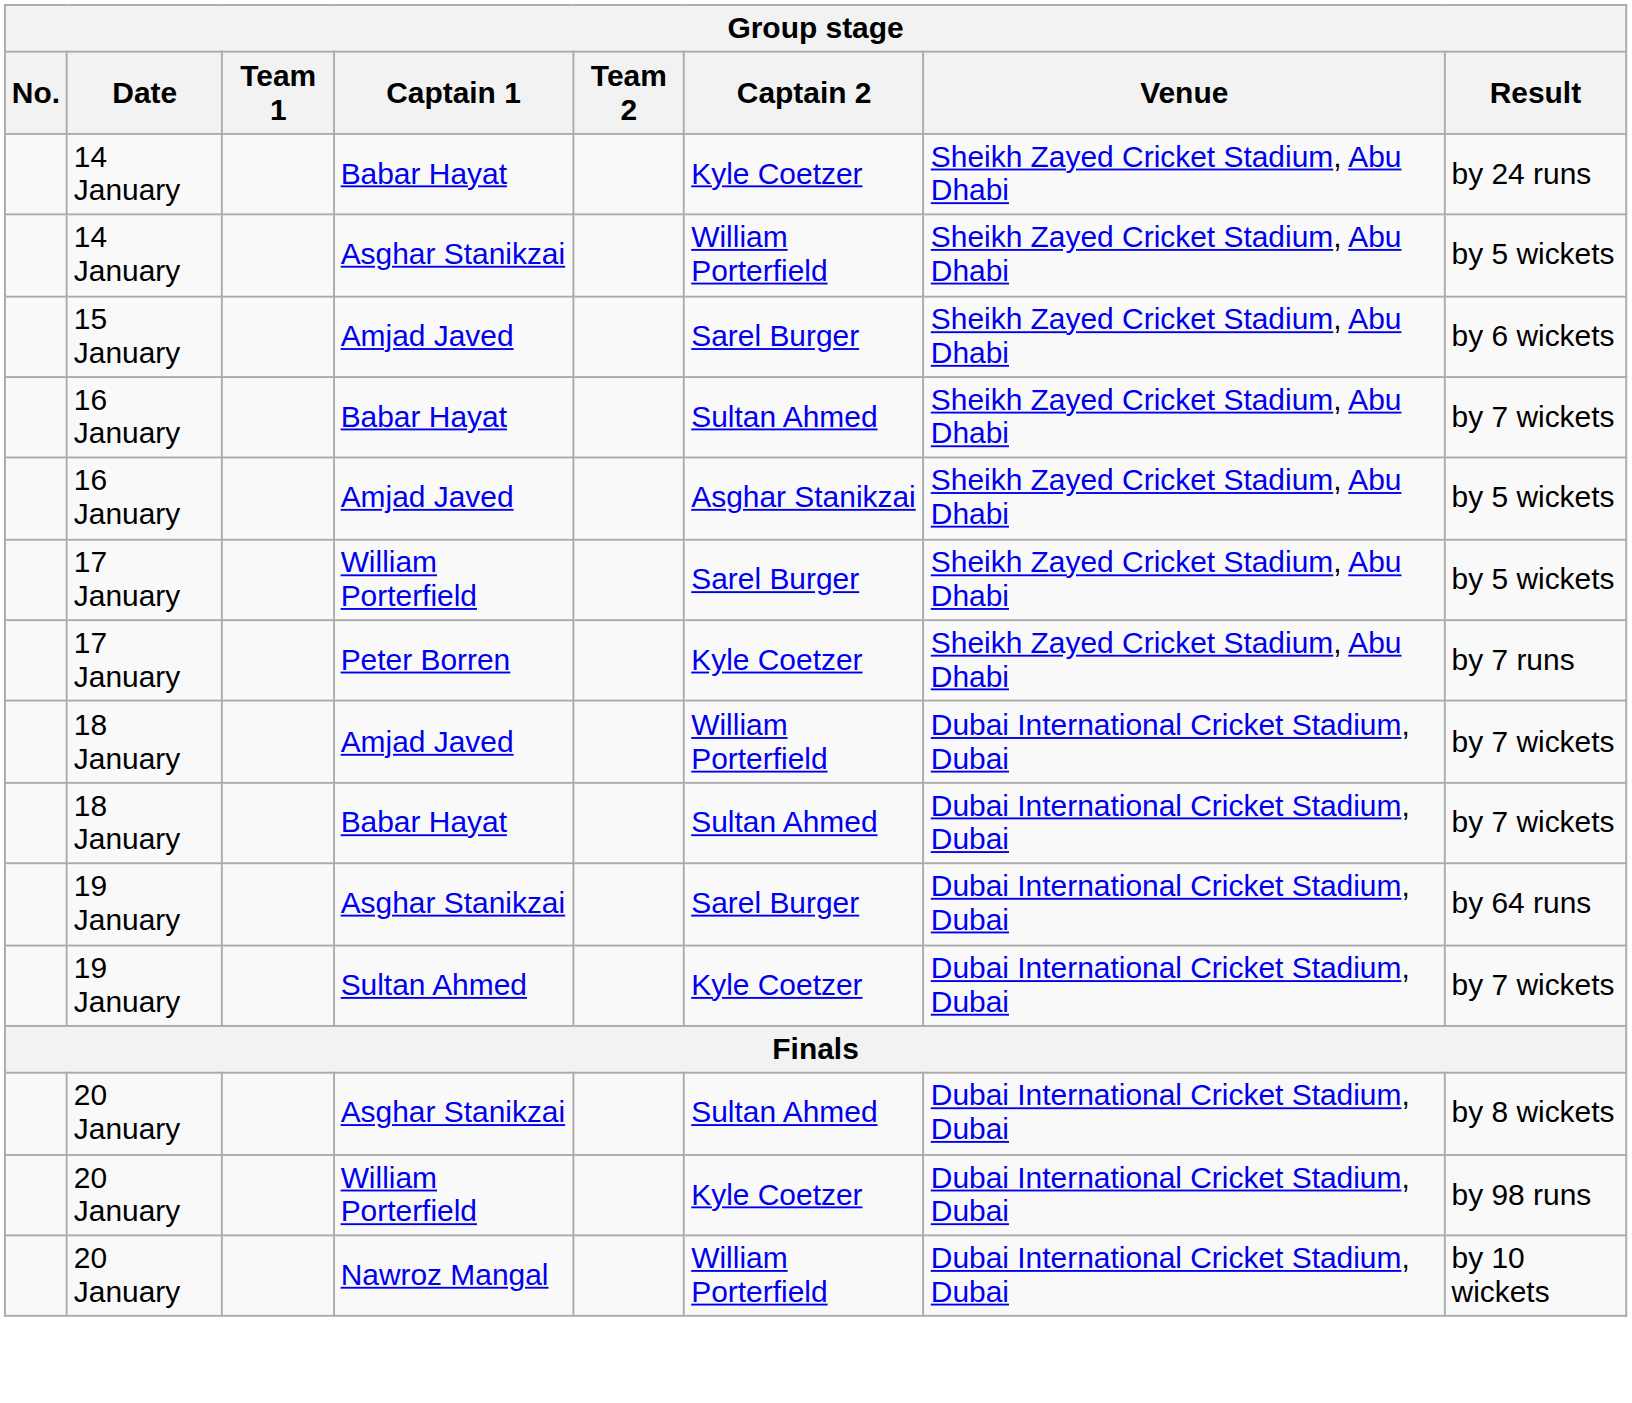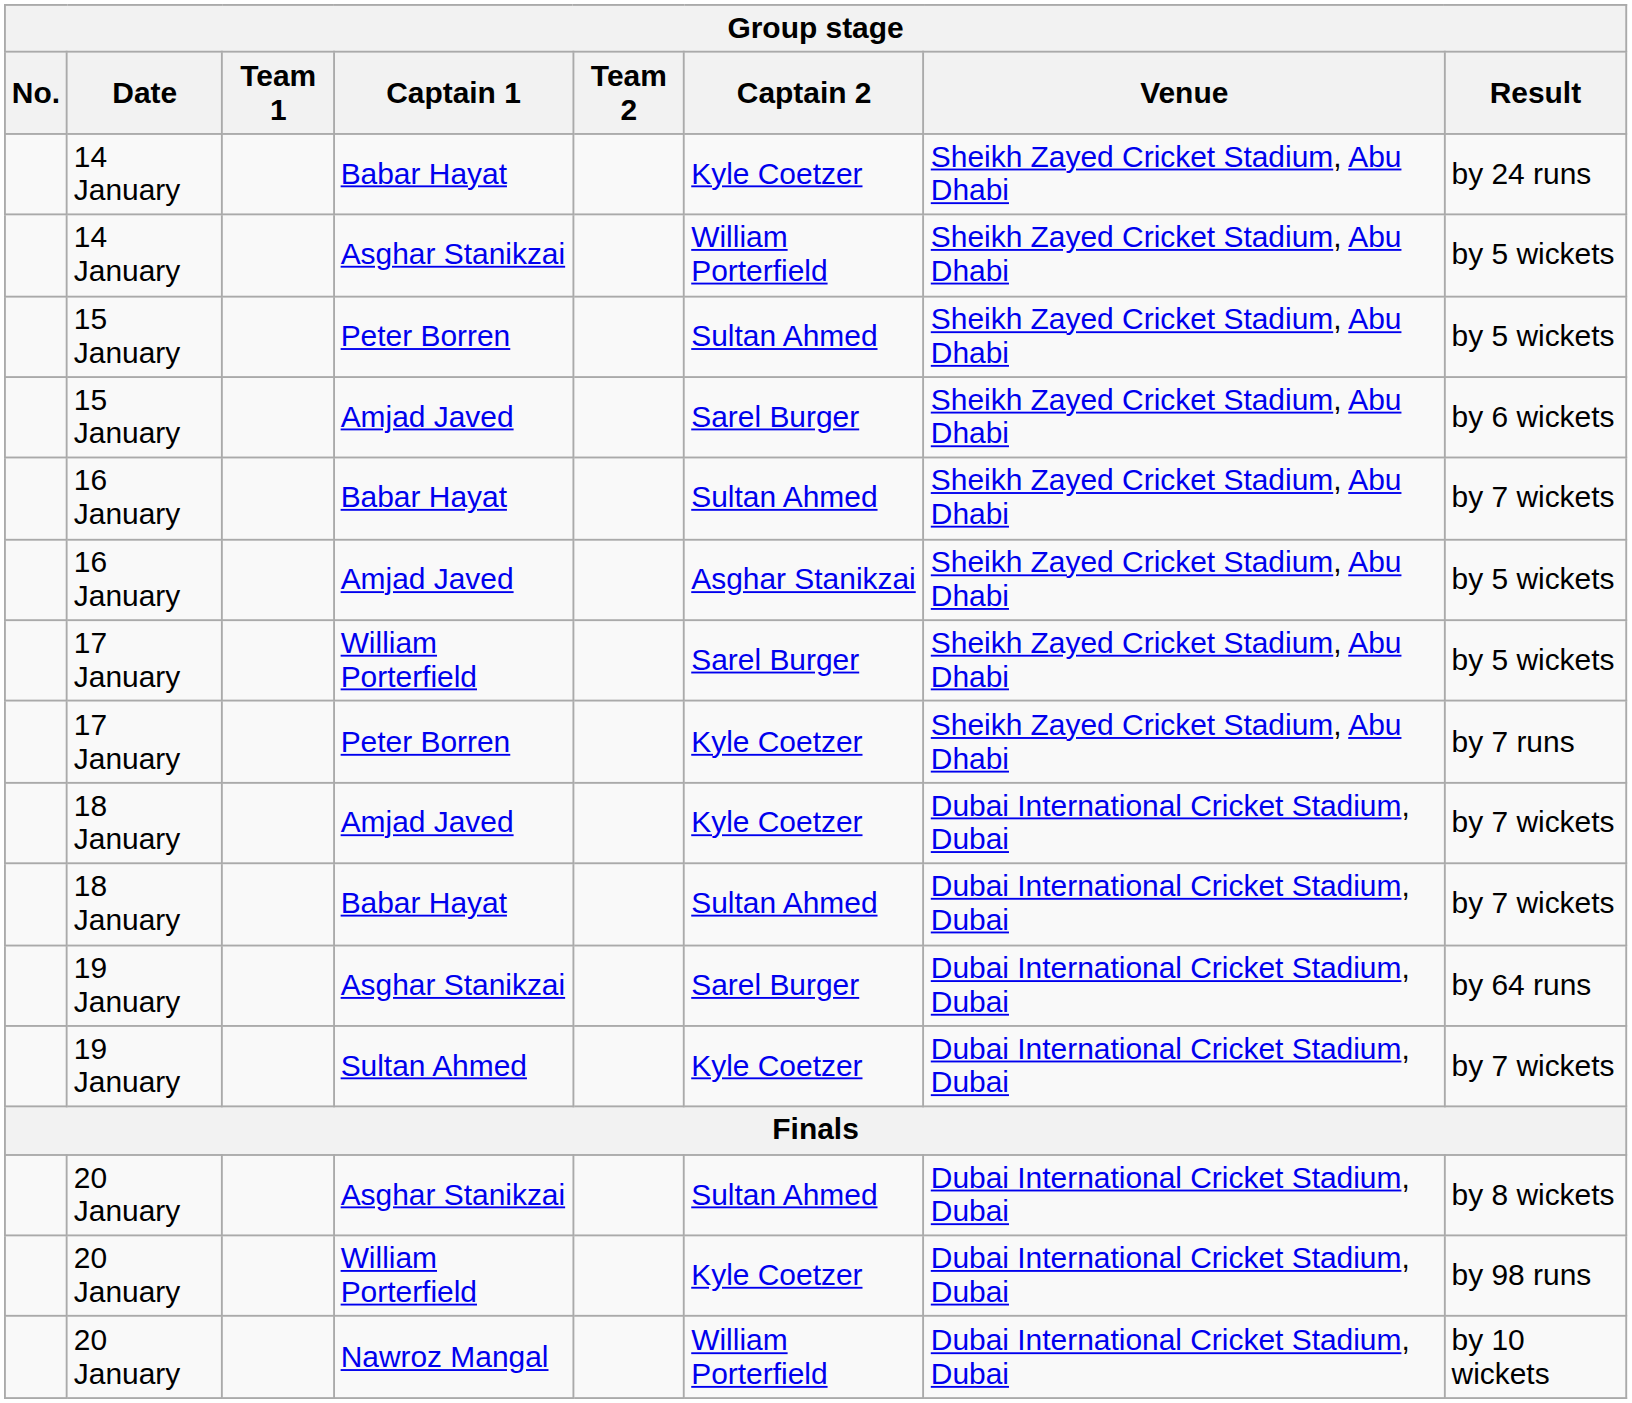+ row: (127, 335)
(759, 741) William Porterfield -> (777, 822) Kyle Coetzer
